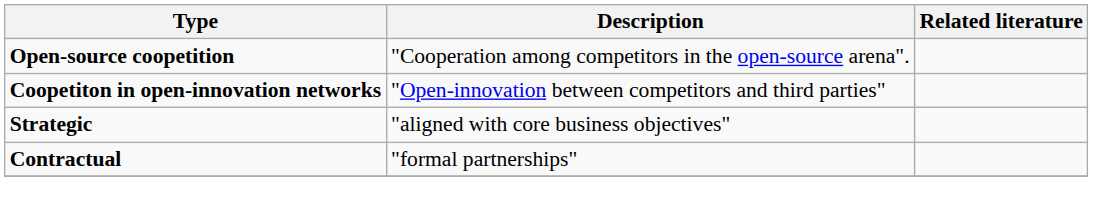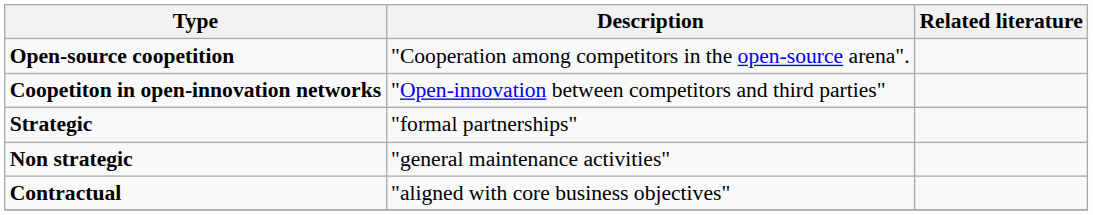(561, 124) "aligned with core business objectives" -> (484, 124) "formal partnerships"
+ row: (71, 158)
(484, 158) "formal partnerships" -> (561, 192) "aligned with core business objectives"
